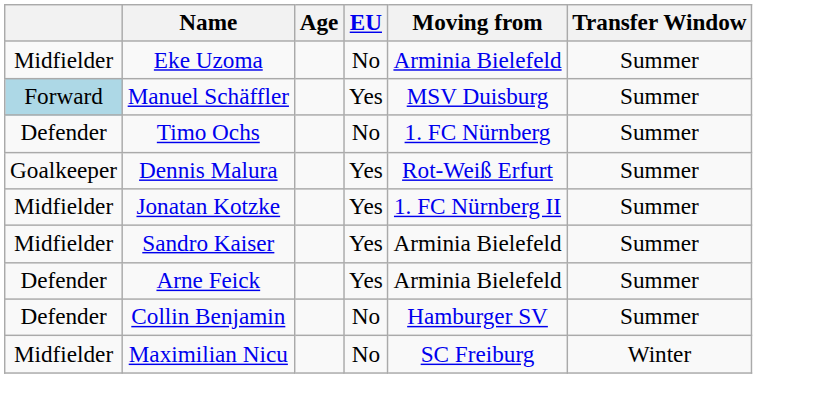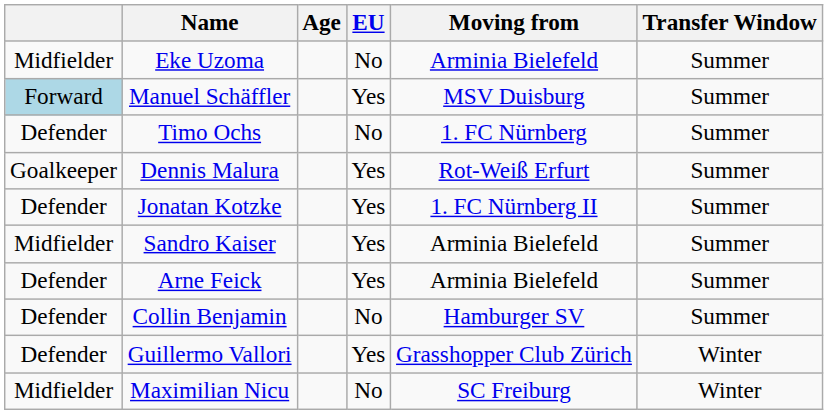(64, 206) Midfielder -> (64, 206) Defender
+ row: (210, 354)
